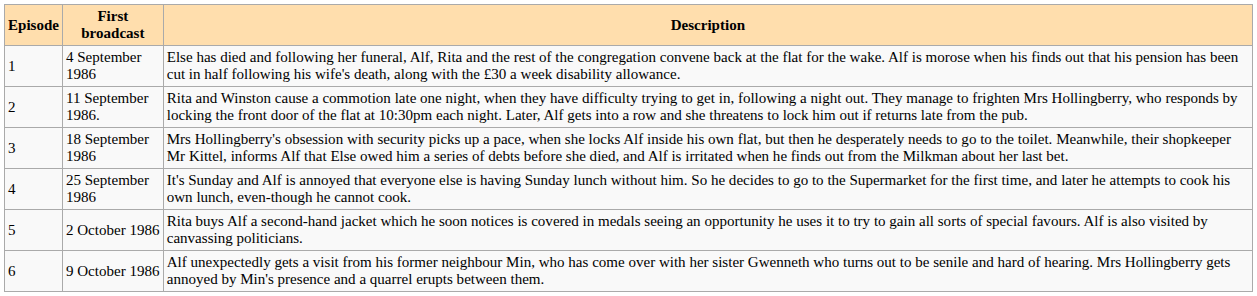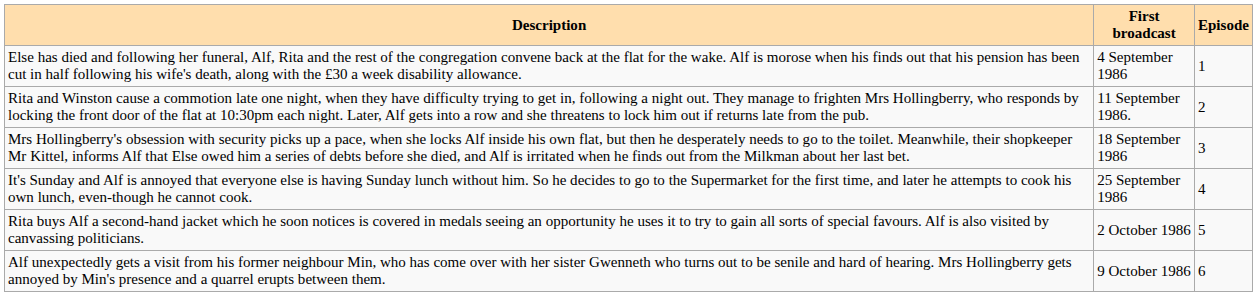columns swapped: (33, 25) <-> (708, 25)
